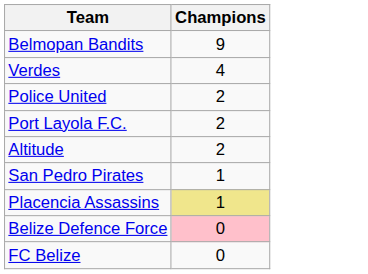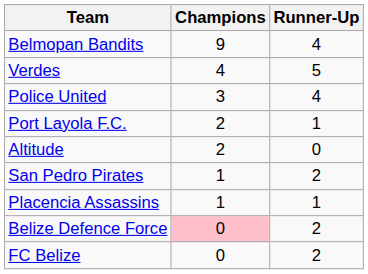+ column: (316, 17)
(220, 96) 2 -> (220, 96) 3
(220, 202) khaki background -> (220, 202) no background
